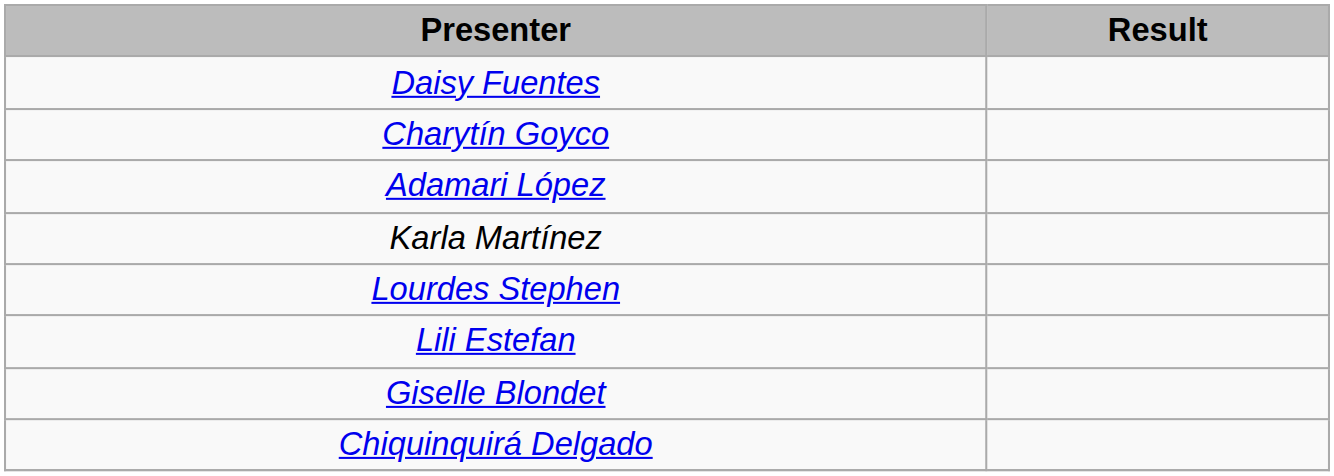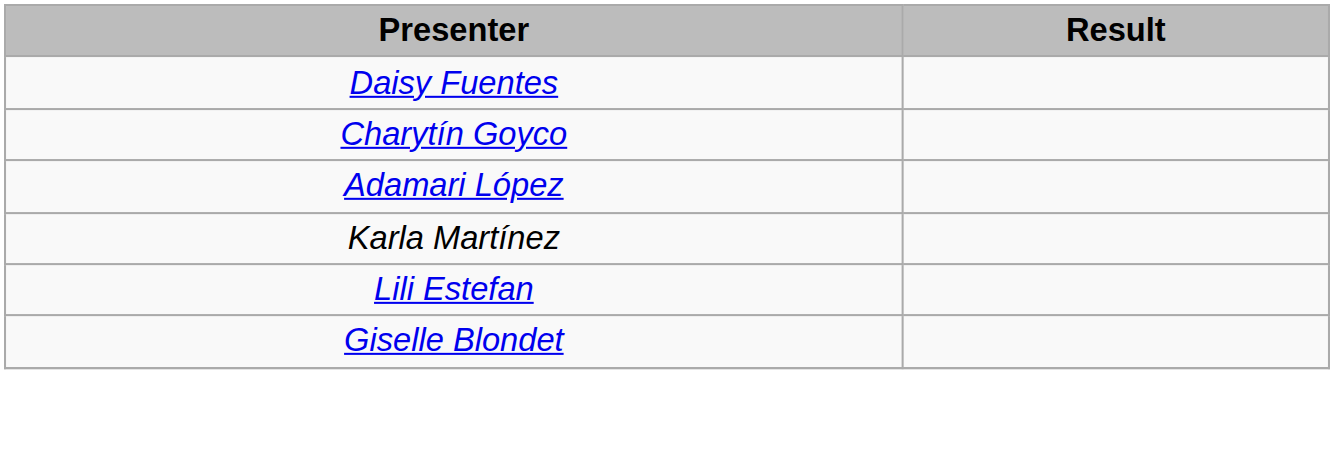- row: (496, 289)
- row: (496, 444)
